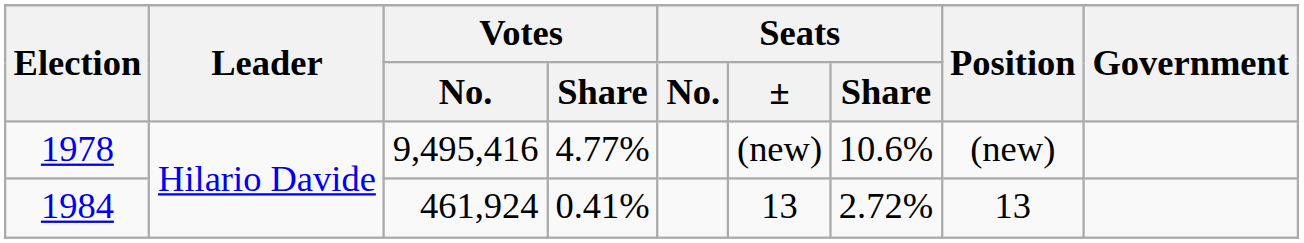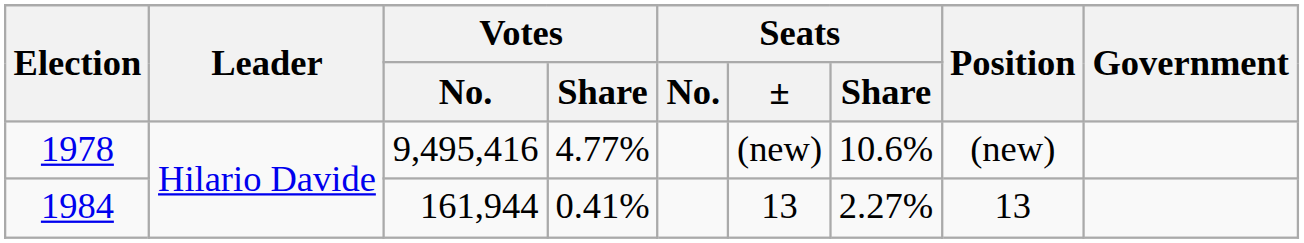(479, 206) 461,924 -> (479, 206) 161,944
(886, 206) 2.72% -> (886, 206) 2.27%
